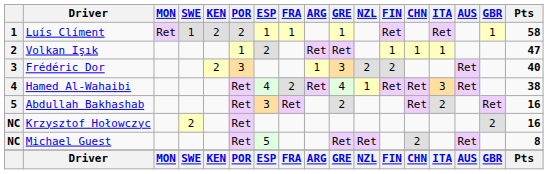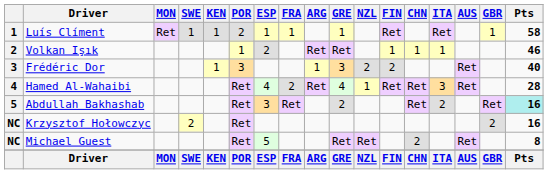(216, 32) 2 -> (216, 32) 1
(534, 50) 47 -> (534, 50) 46
(216, 68) 2 -> (216, 68) 1
(534, 87) 38 -> (534, 87) 28
(534, 105) no background -> (534, 105) paleturquoise background
